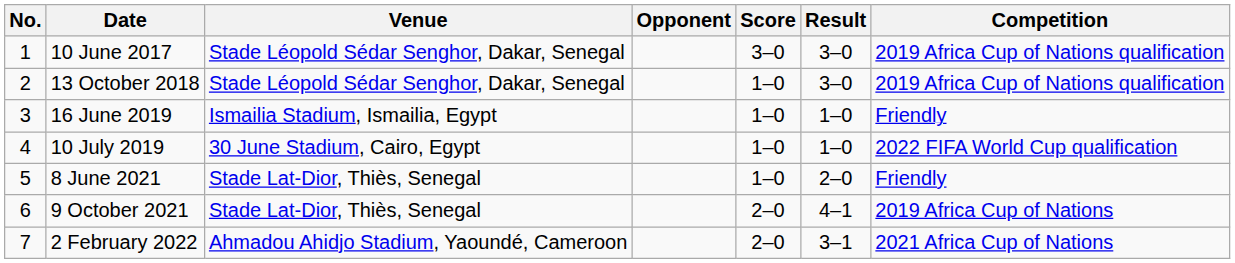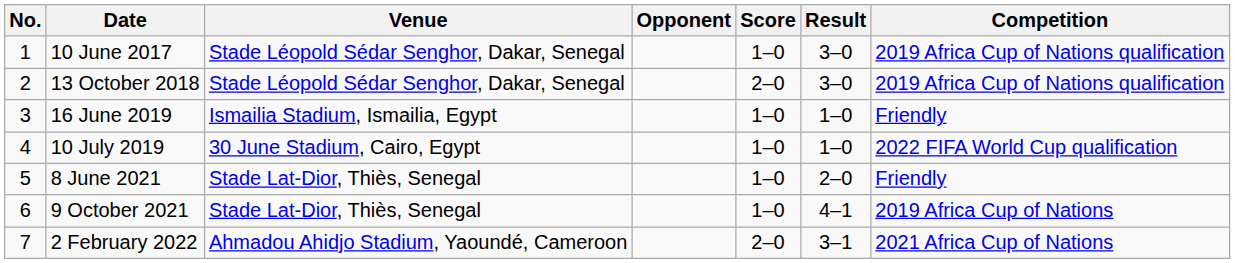(768, 52) 3–0 -> (768, 52) 1–0
(768, 83) 1–0 -> (768, 83) 2–0
(768, 210) 2–0 -> (768, 210) 1–0
